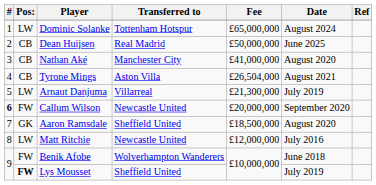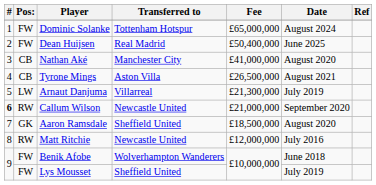(26, 28) LW -> (26, 28) FW
(26, 44) CB -> (26, 44) FW
(254, 44) £50,000,000 -> (254, 44) £50,400,000
(254, 76) £26,504,000 -> (254, 76) £26,500,000
(26, 108) FW -> (26, 108) RW
(254, 108) £20,000,000 -> (254, 108) £21,000,000
(26, 140) LW -> (26, 140) RW
(26, 172) bold -> (26, 172) normal
